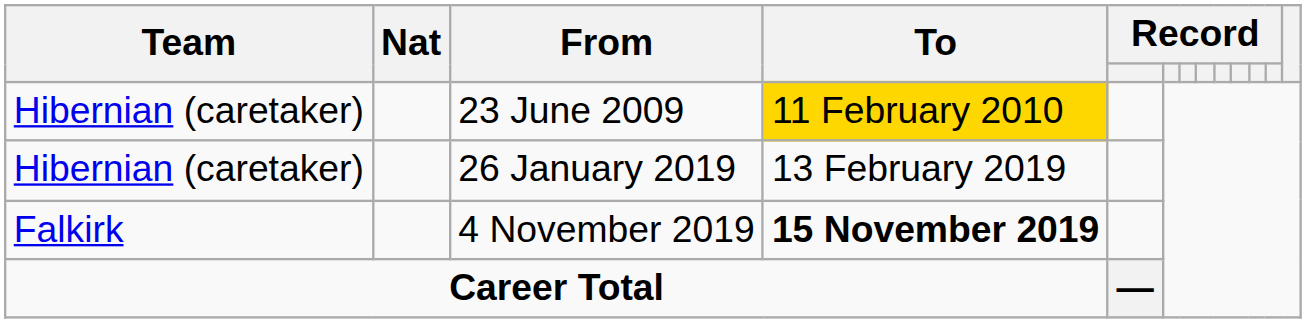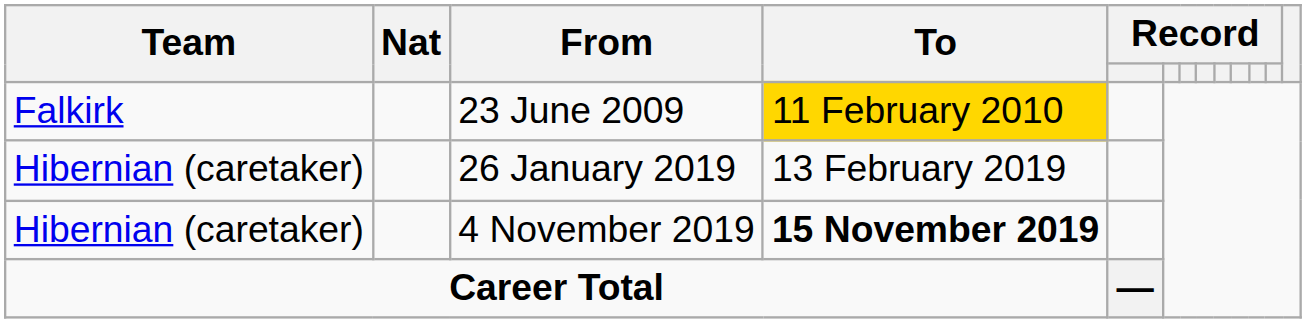(189, 110) Hibernian (caretaker) -> (69, 110) Falkirk
(69, 228) Falkirk -> (189, 228) Hibernian (caretaker)
